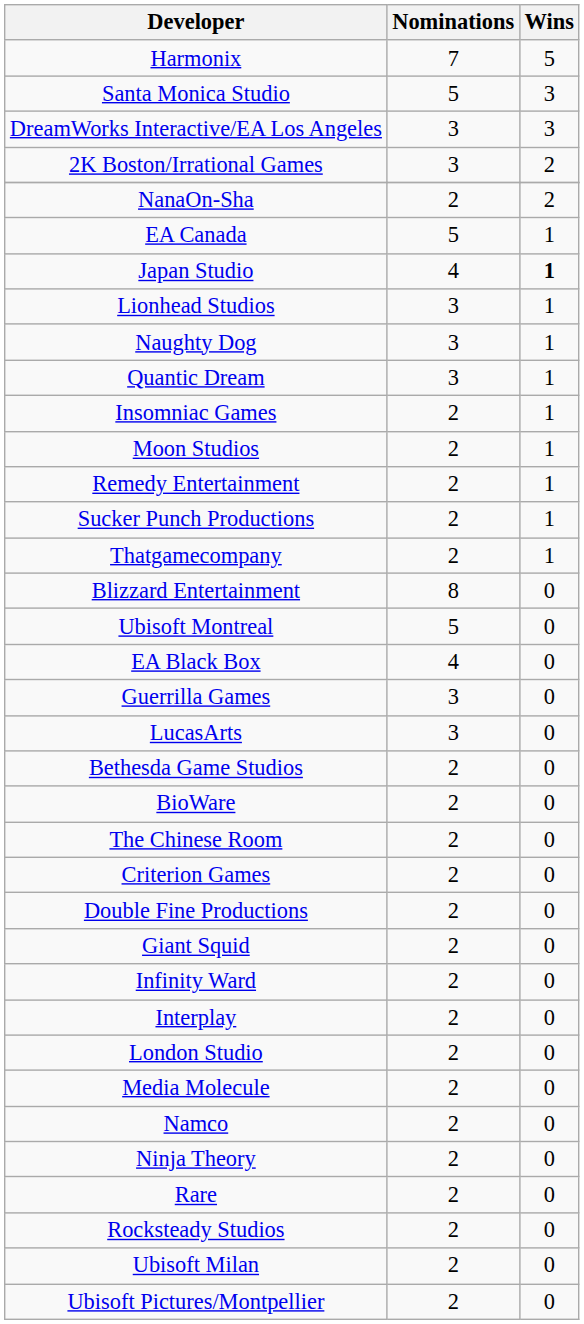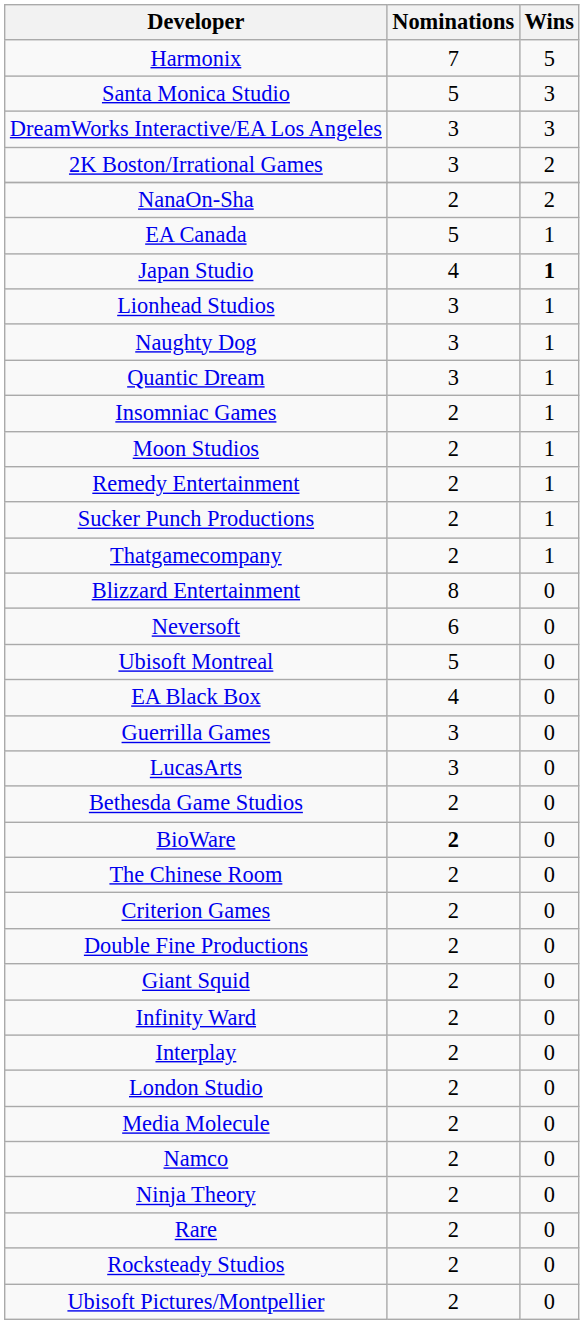+ row: (196, 626)
(453, 803) normal -> (453, 839) bold
- row: (196, 1265)
